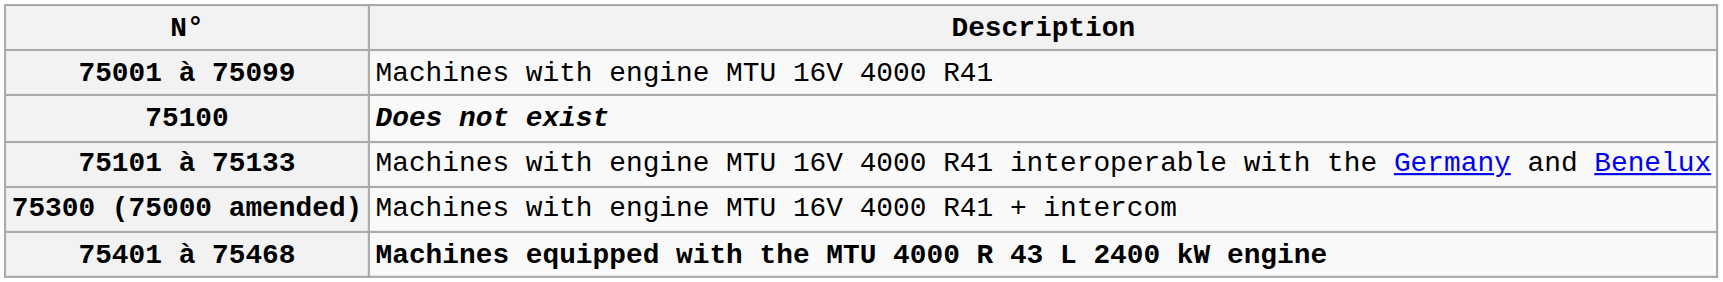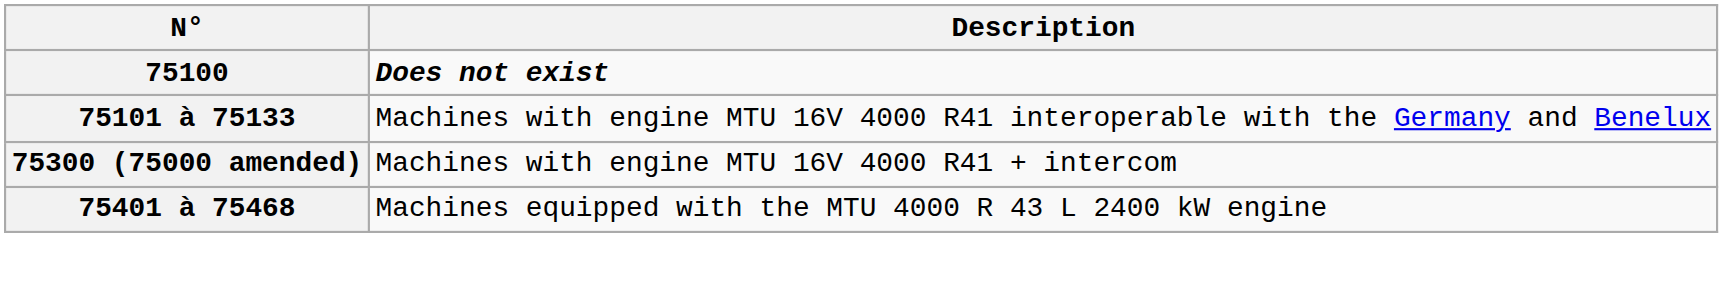- row: (187, 73)
(851, 254) bold -> (851, 209) normal
